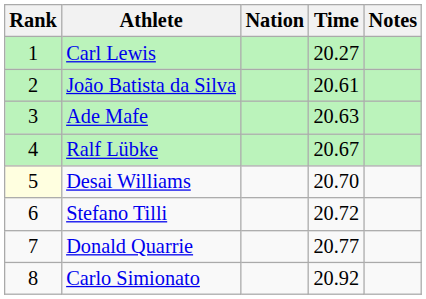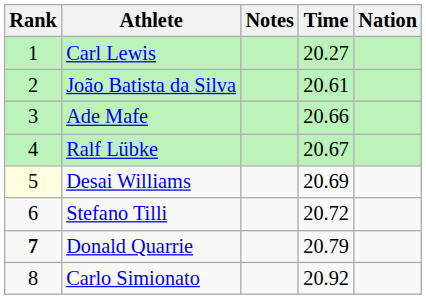columns swapped: (275, 20) <-> (393, 20)
(336, 117) 20.63 -> (326, 117) 20.66
(336, 181) 20.70 -> (326, 181) 20.69
(33, 246) normal -> (33, 246) bold
(336, 246) 20.77 -> (326, 246) 20.79
